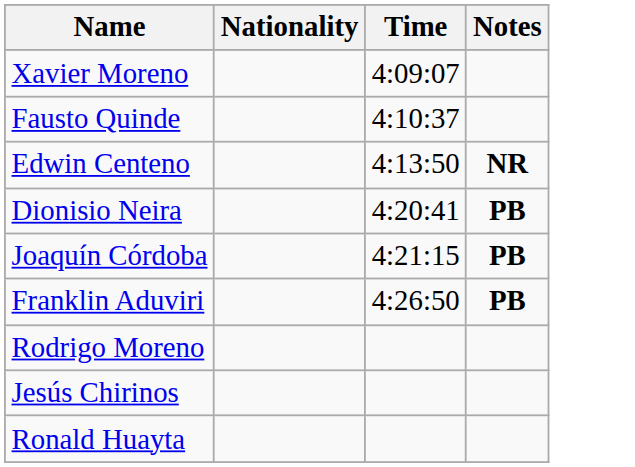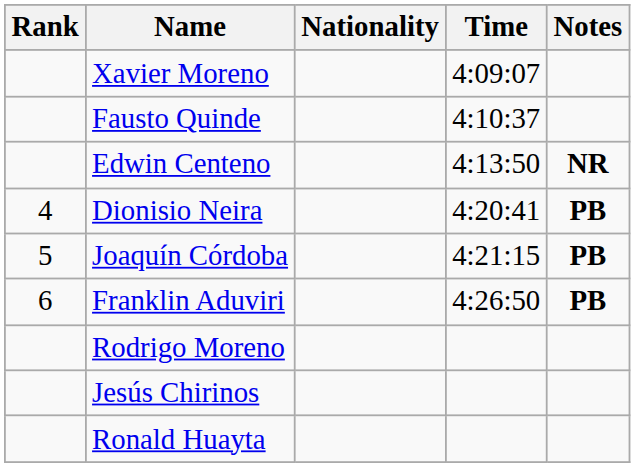+ column: (45, 27)
